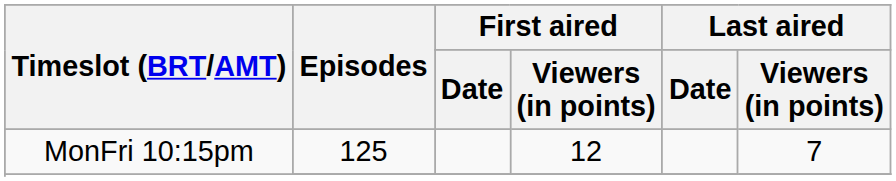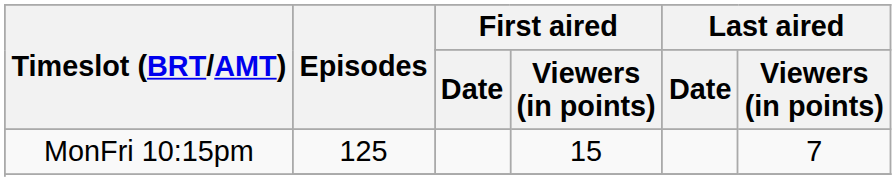(586, 151) 12 -> (586, 151) 15
